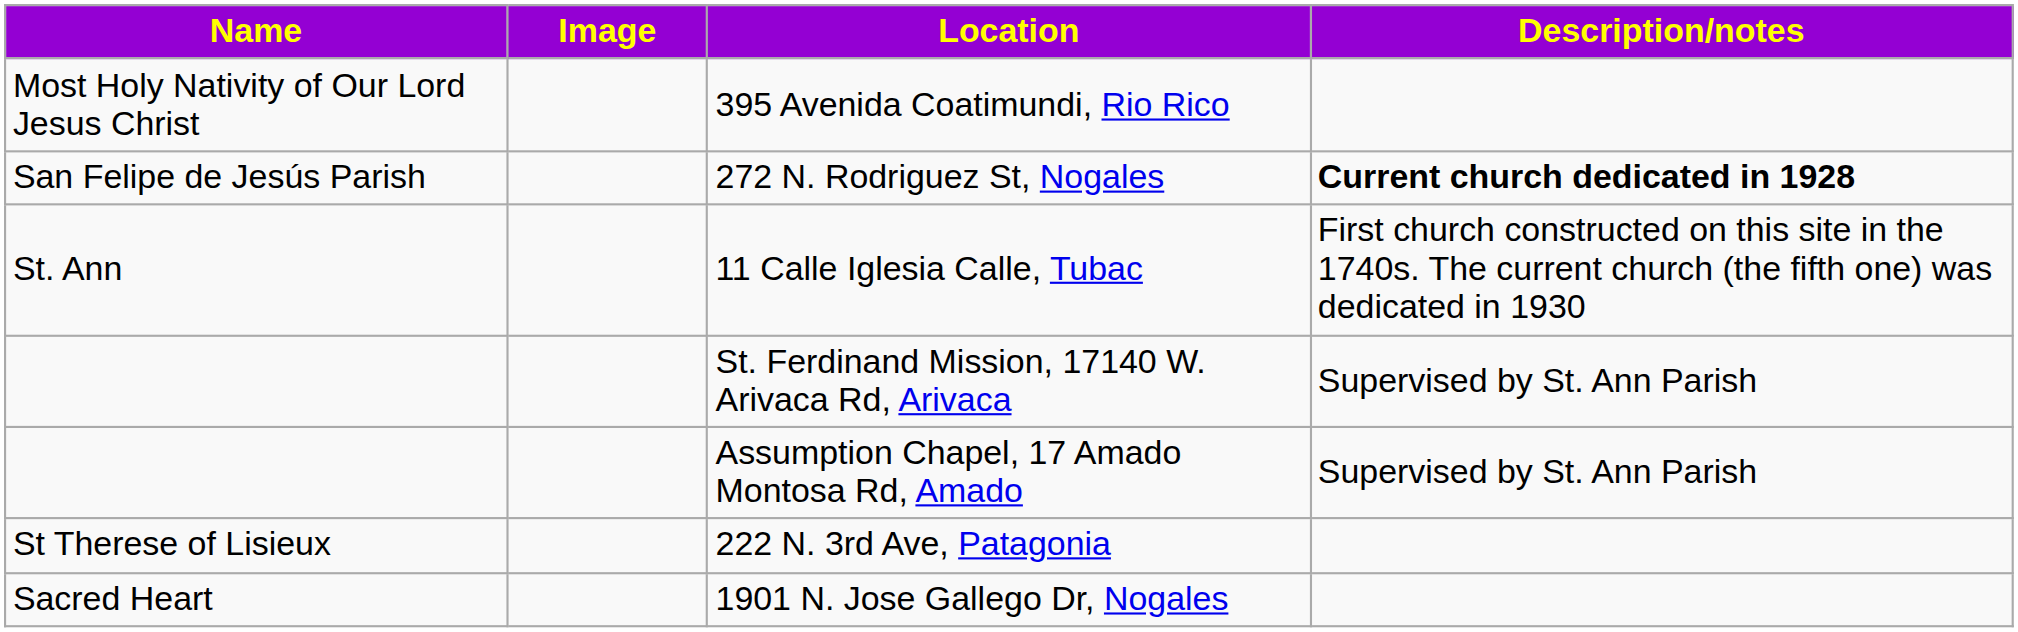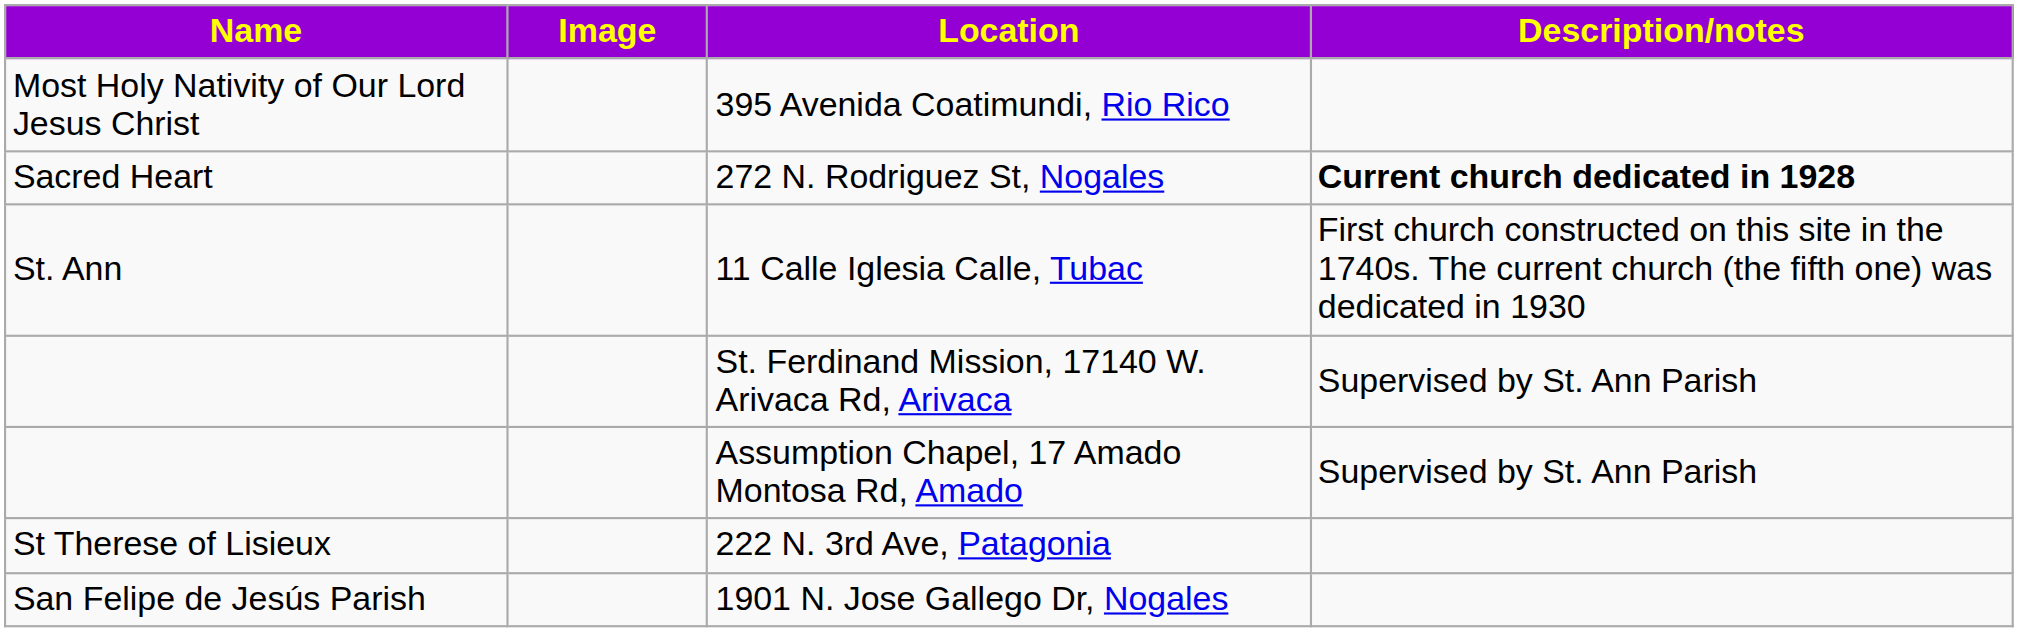(219, 177) San Felipe de Jesús Parish -> (113, 177) Sacred Heart
(113, 598) Sacred Heart -> (219, 598) San Felipe de Jesús Parish
